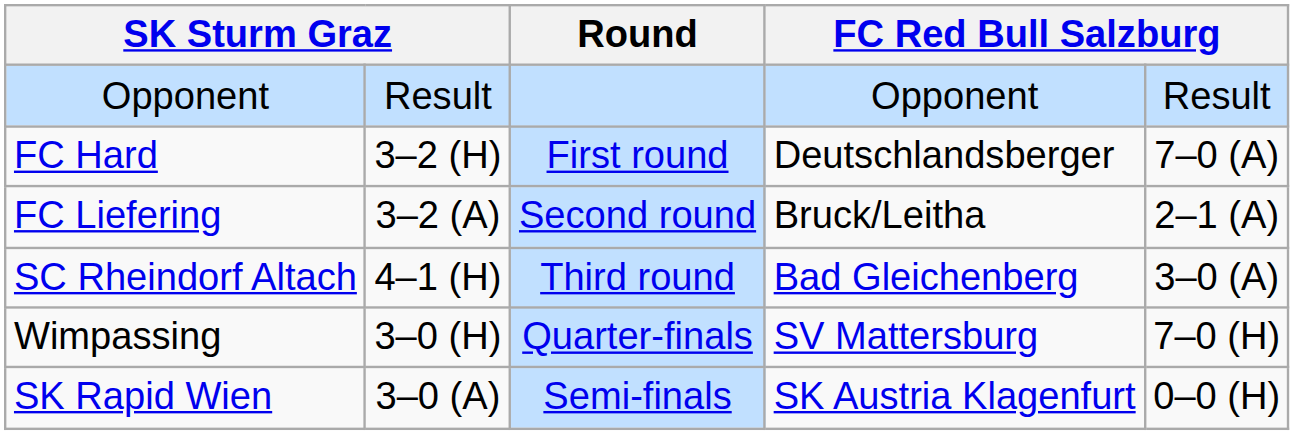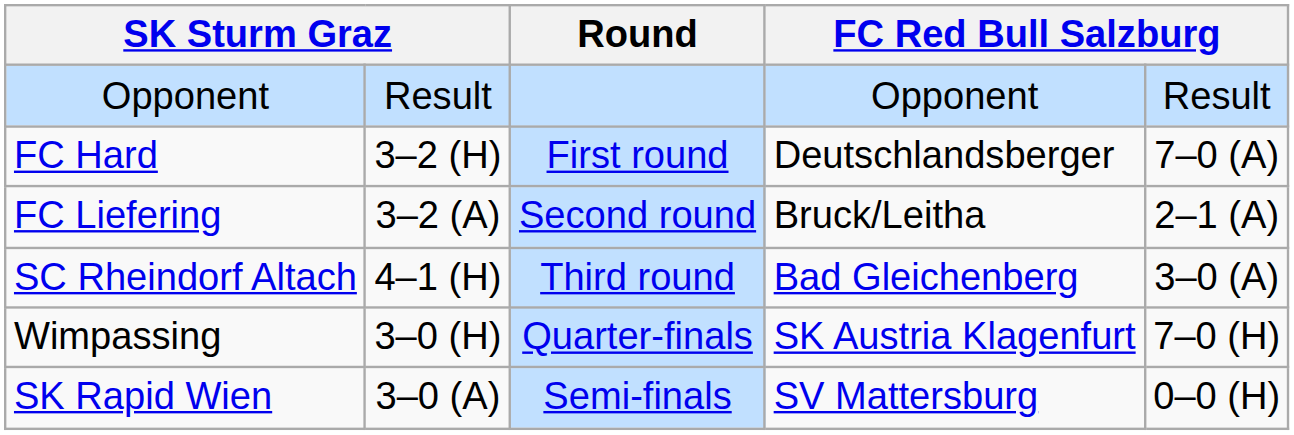(906, 336) SV Mattersburg -> (955, 336) SK Austria Klagenfurt
(955, 397) SK Austria Klagenfurt -> (906, 397) SV Mattersburg
